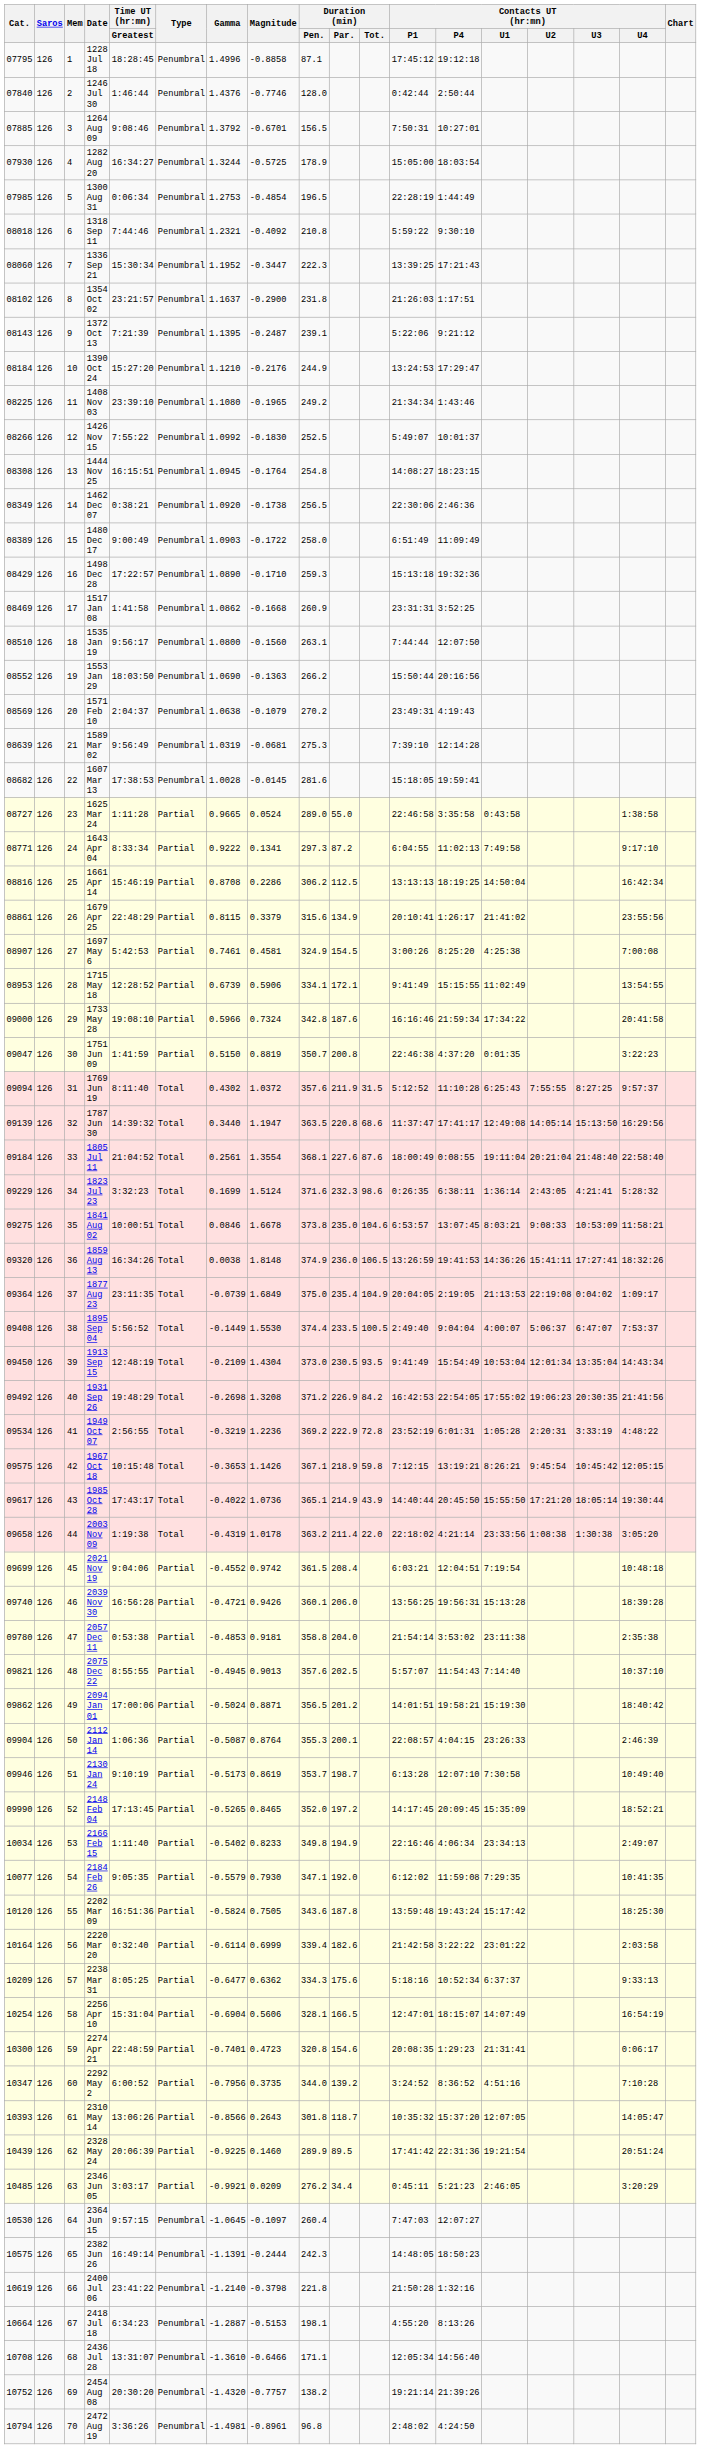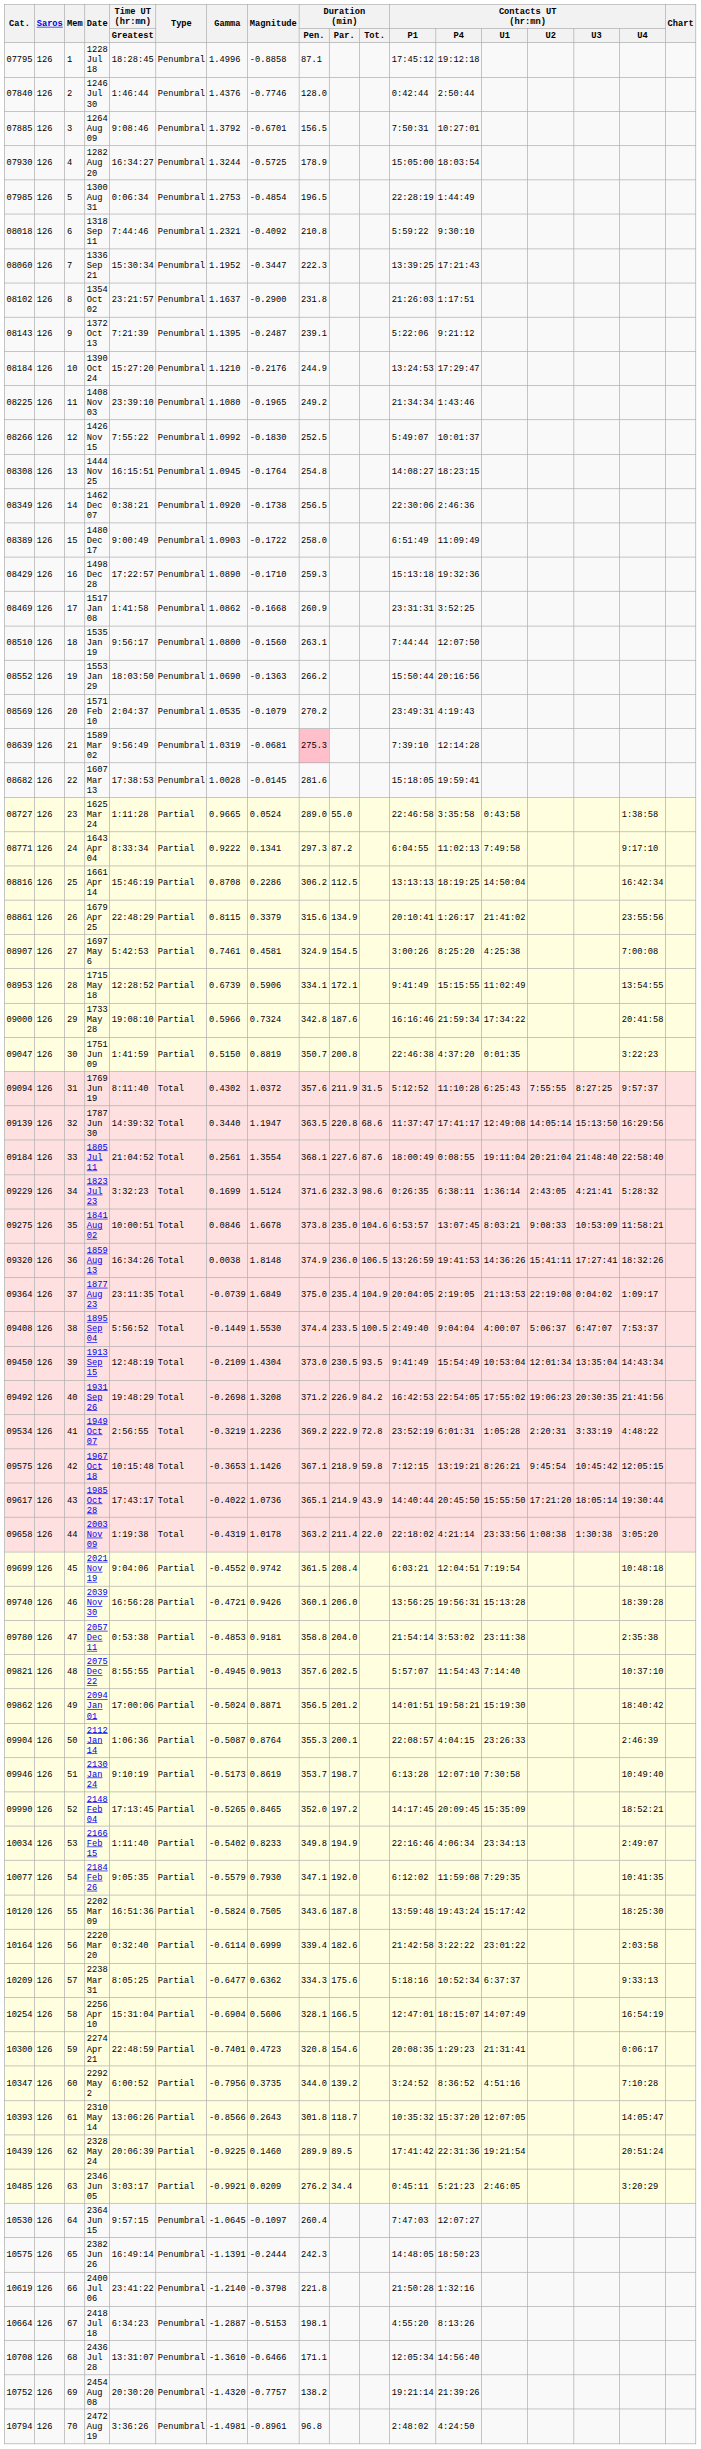(225, 712) 1.0638 -> (225, 712) 1.0535
(314, 746) no background -> (314, 746) pink background
